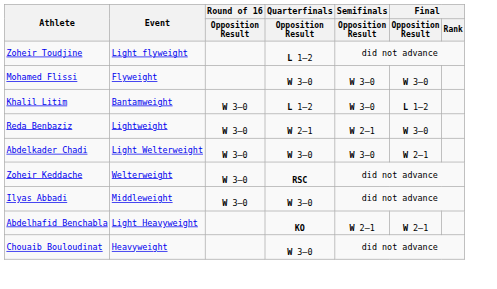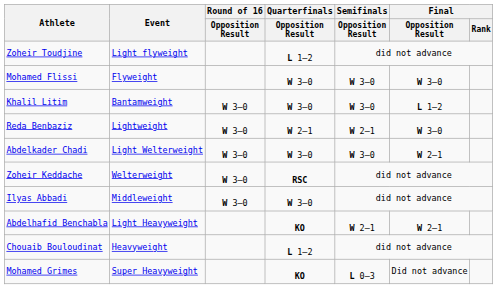(300, 106) L 1–2 -> (300, 106) W 3–0
(300, 252) W 3–0 -> (300, 252) L 1–2
+ row: (42, 271)
